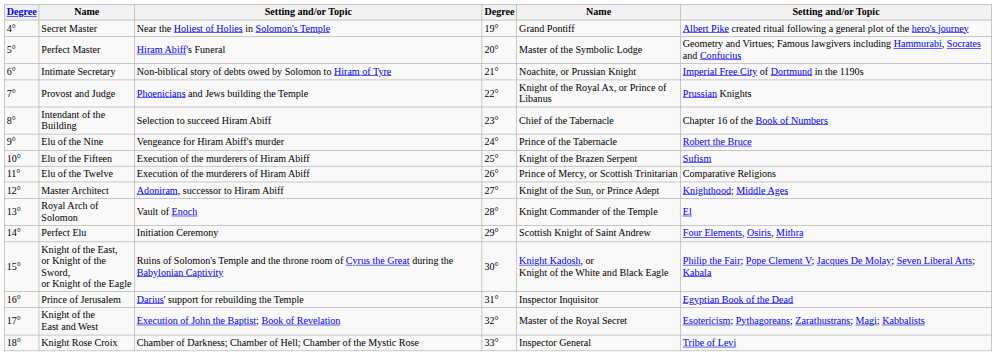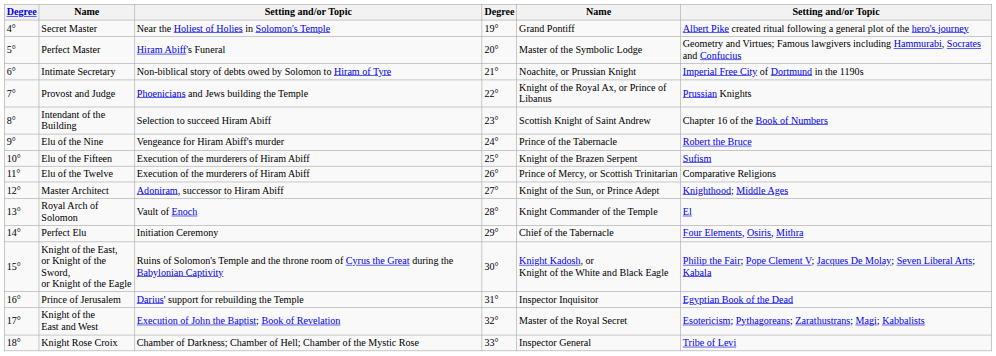(566, 120) Chief of the Tabernacle -> (585, 120) Scottish Knight of Saint Andrew
(585, 233) Scottish Knight of Saint Andrew -> (566, 233) Chief of the Tabernacle
